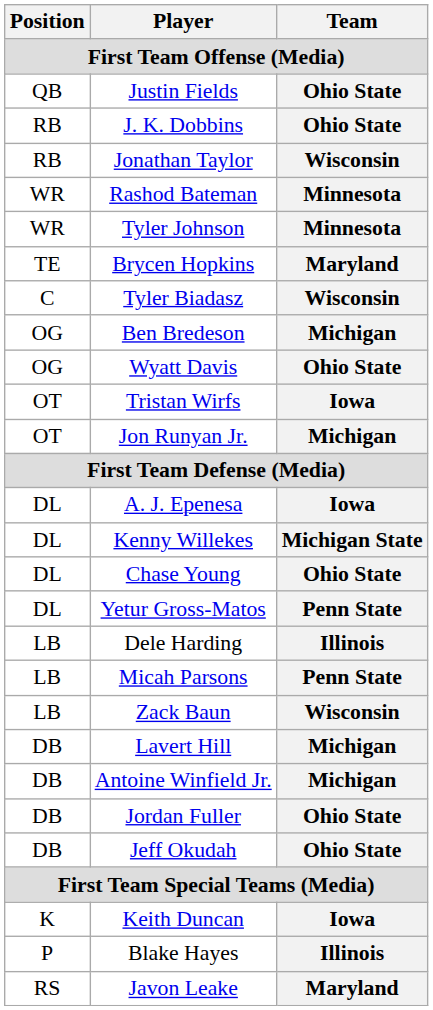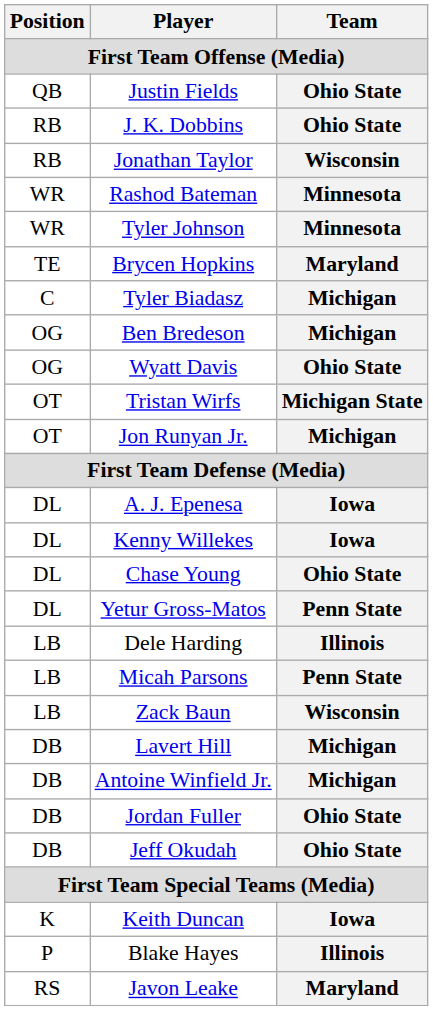(352, 297) Wisconsin -> (352, 297) Michigan
(352, 401) Iowa -> (352, 401) Michigan State
(352, 539) Michigan State -> (352, 539) Iowa
